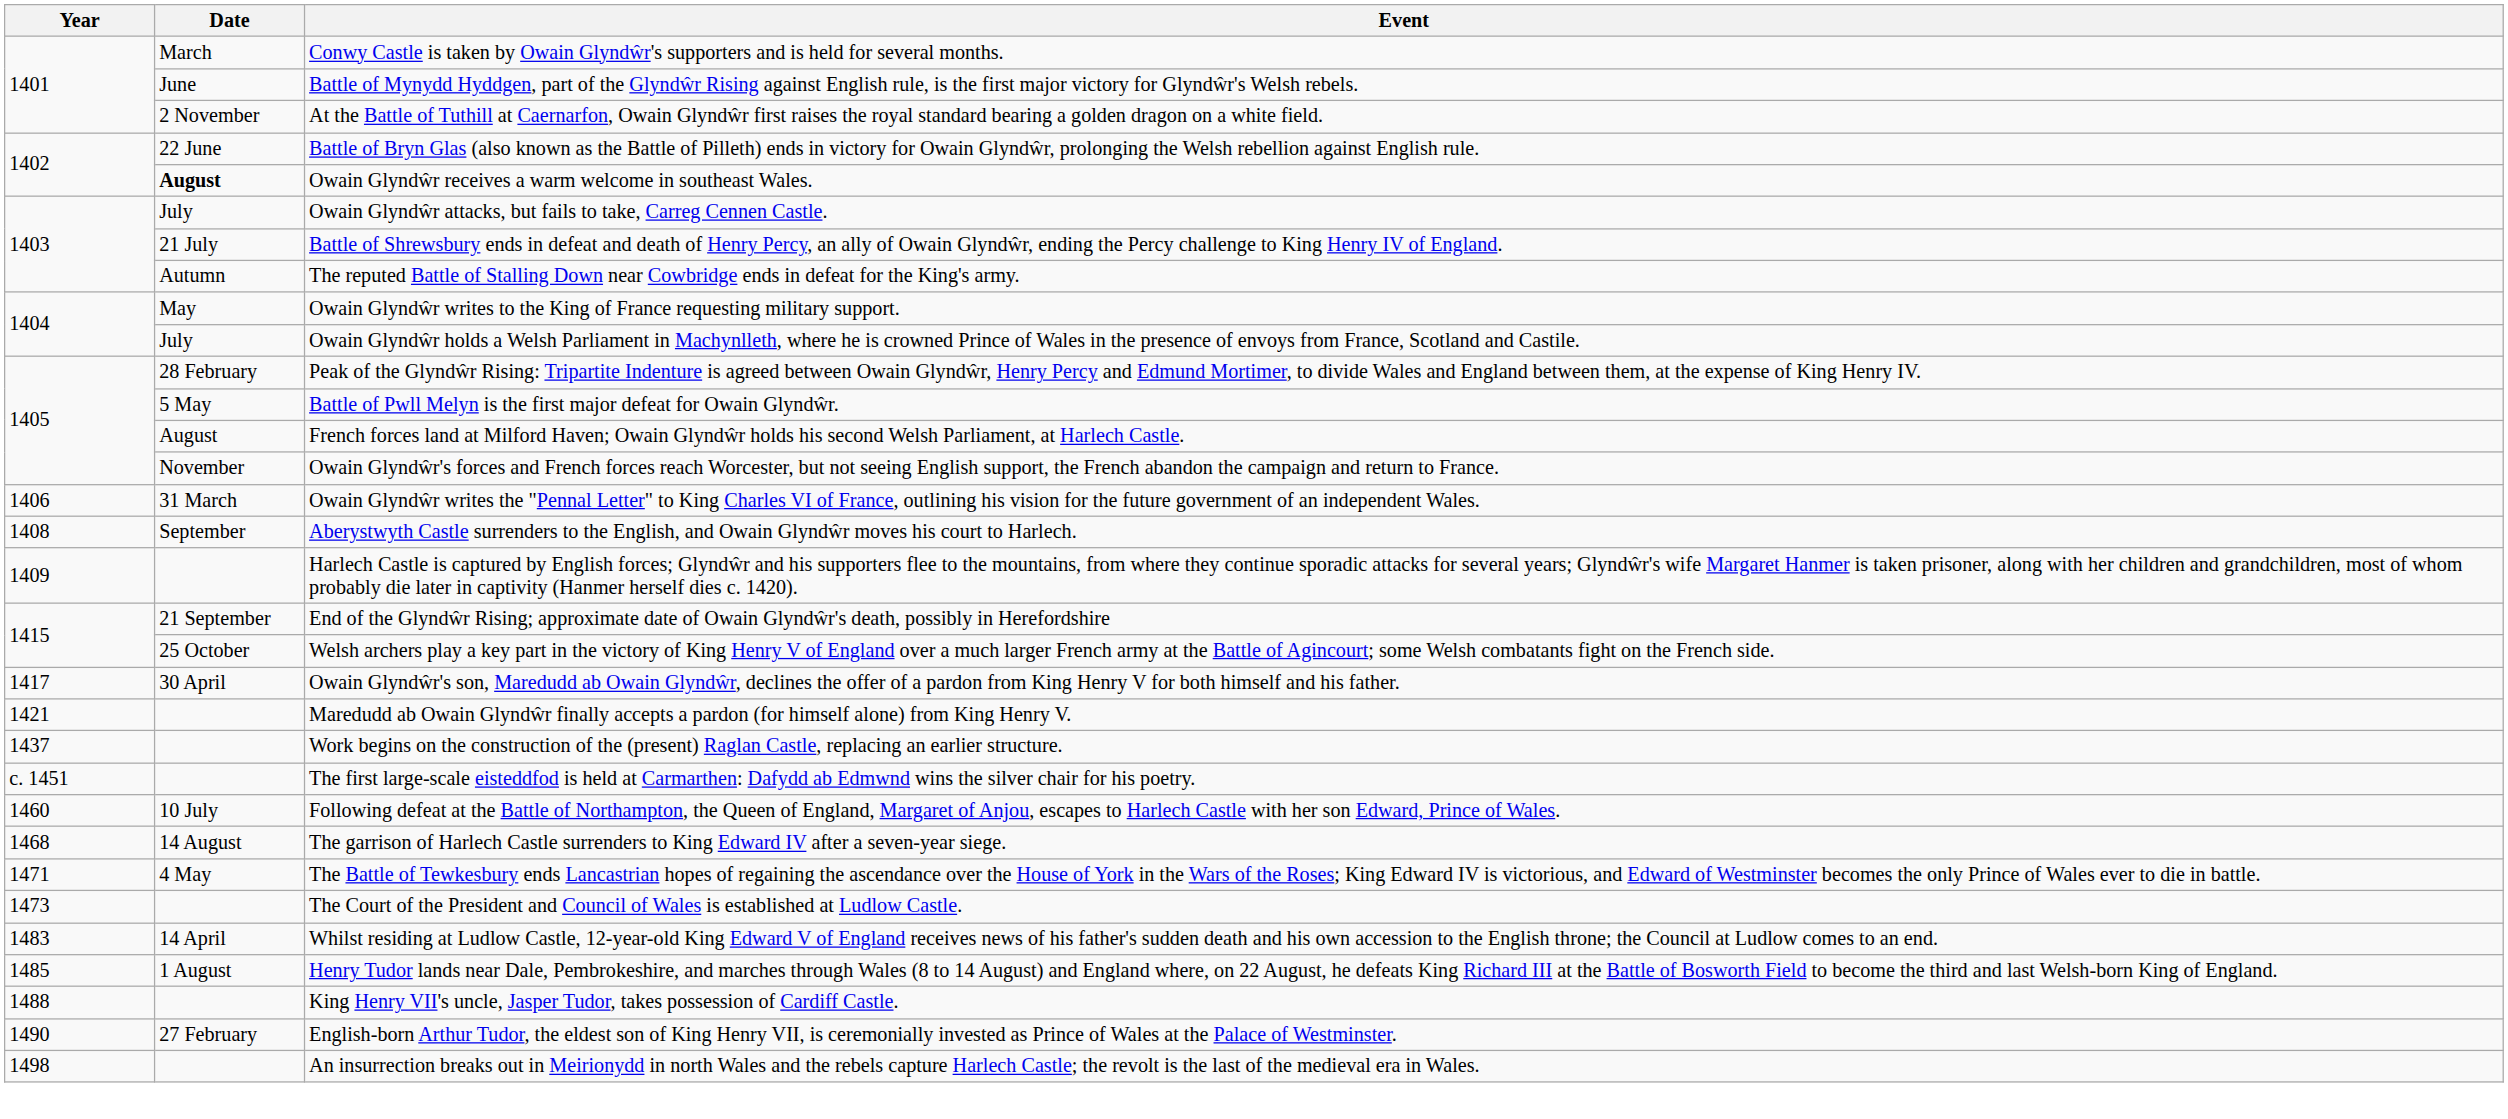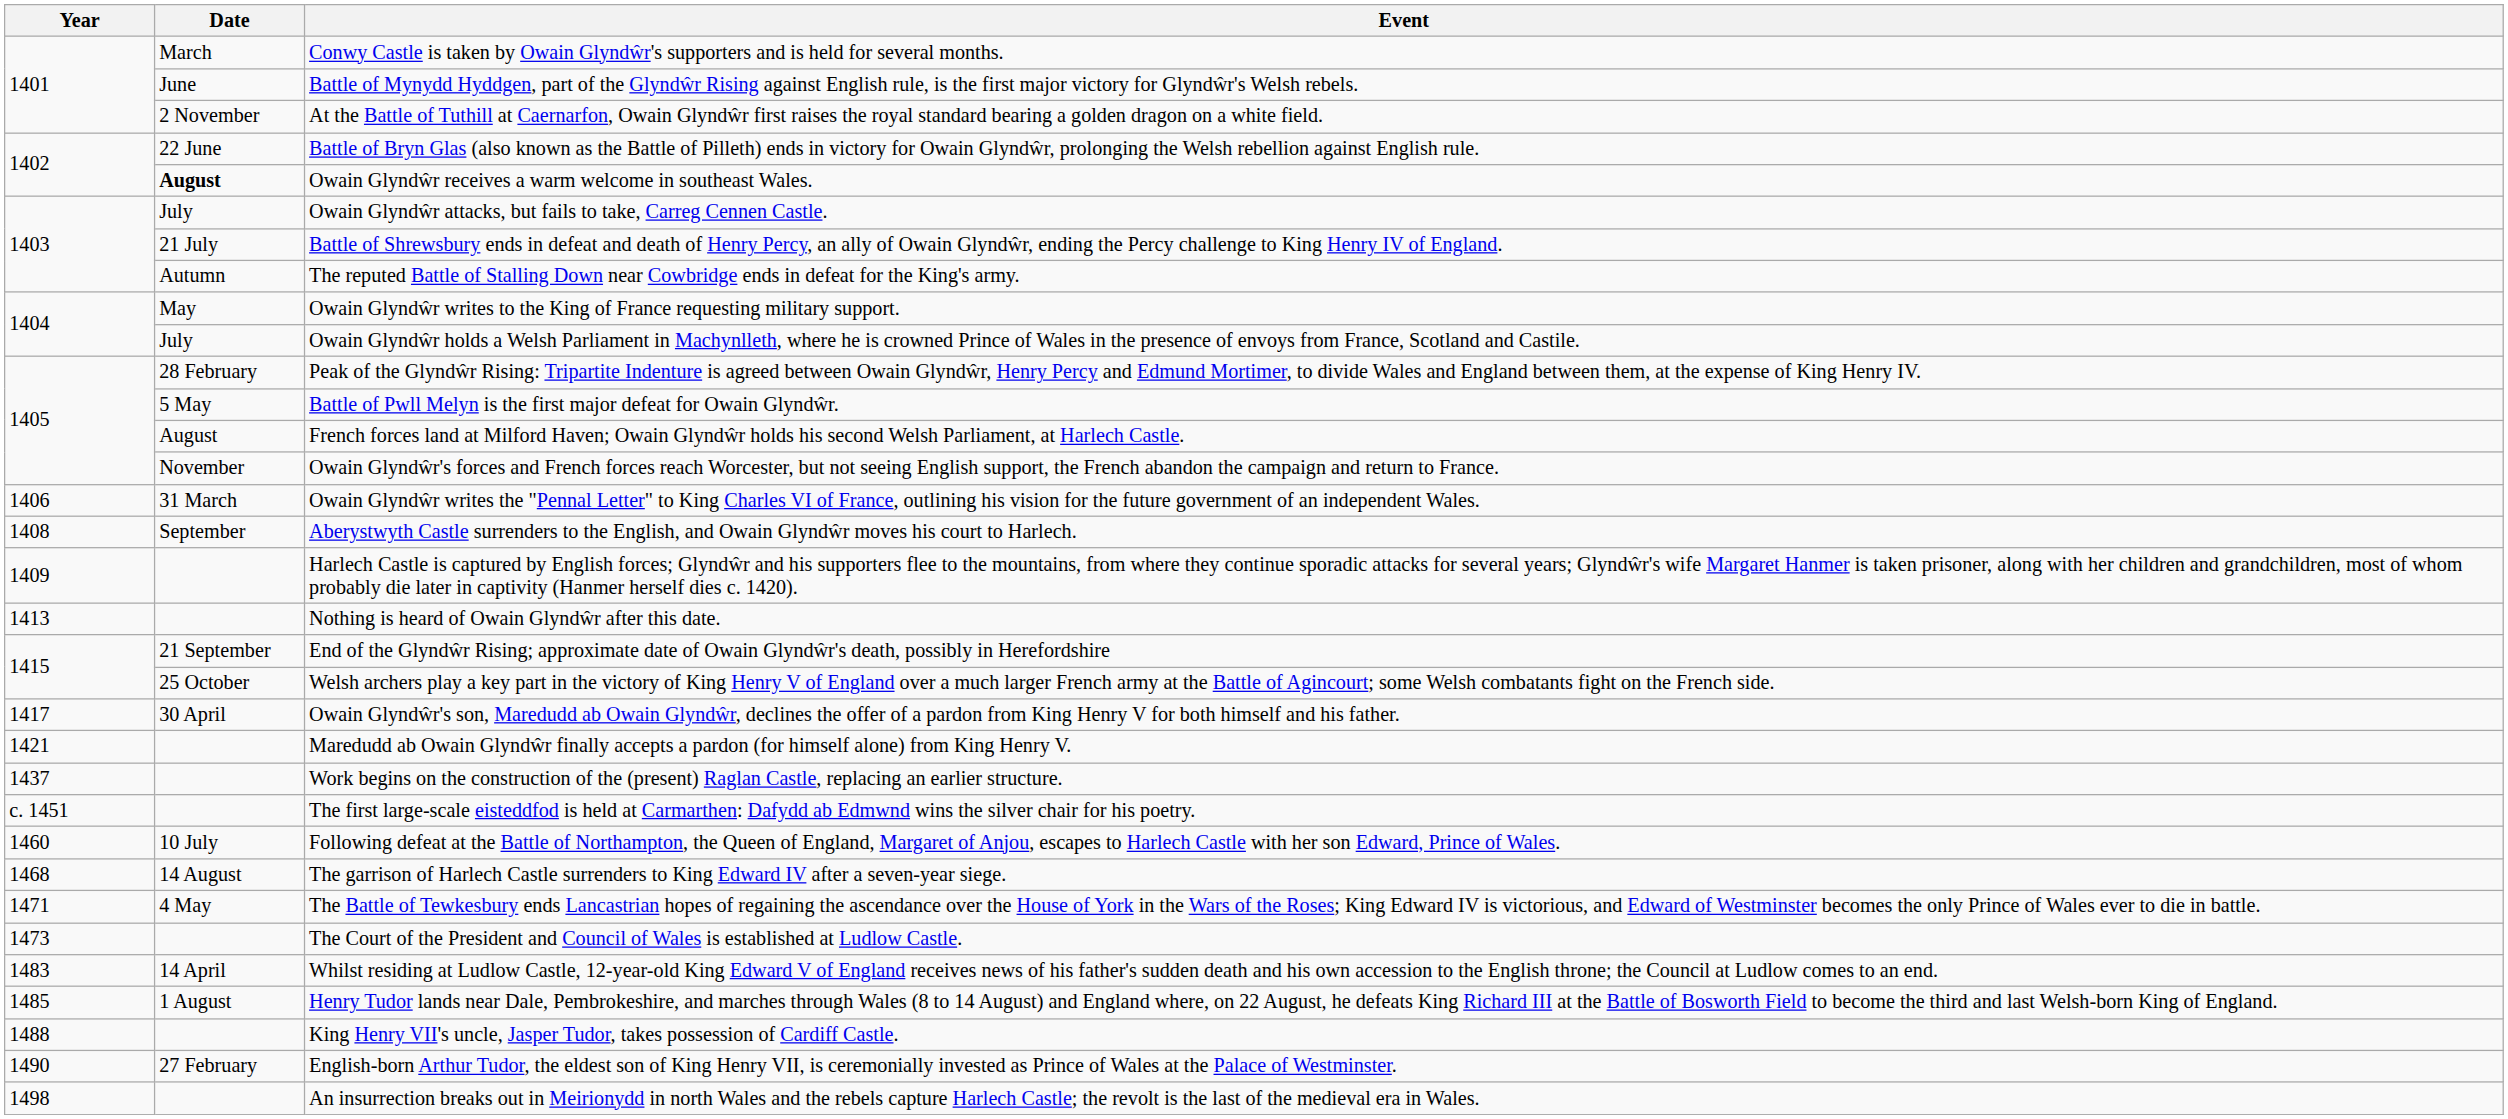+ row: (515, 618)
